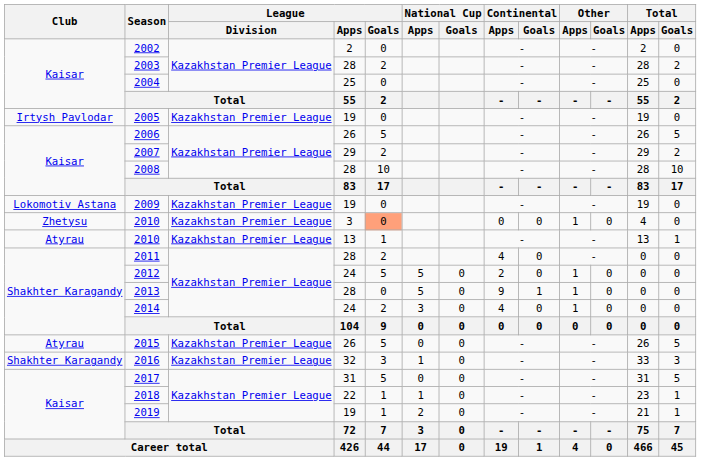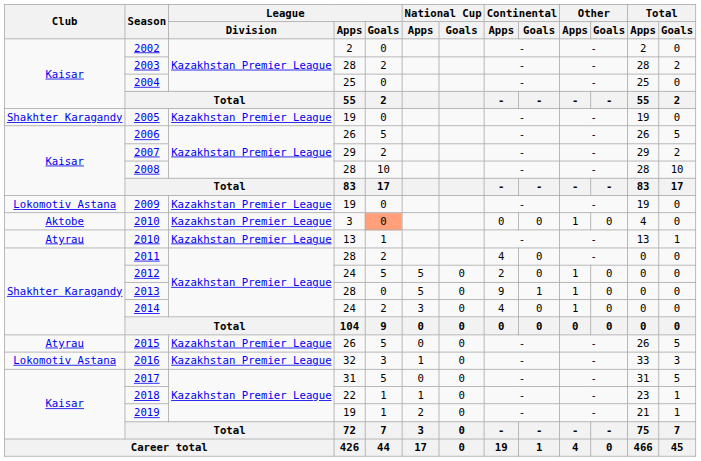(65, 117) Irtysh Pavlodar -> (65, 117) Shakhter Karagandy
(65, 222) Zhetysu -> (65, 222) Aktobe
(65, 361) Shakhter Karagandy -> (65, 361) Lokomotiv Astana
